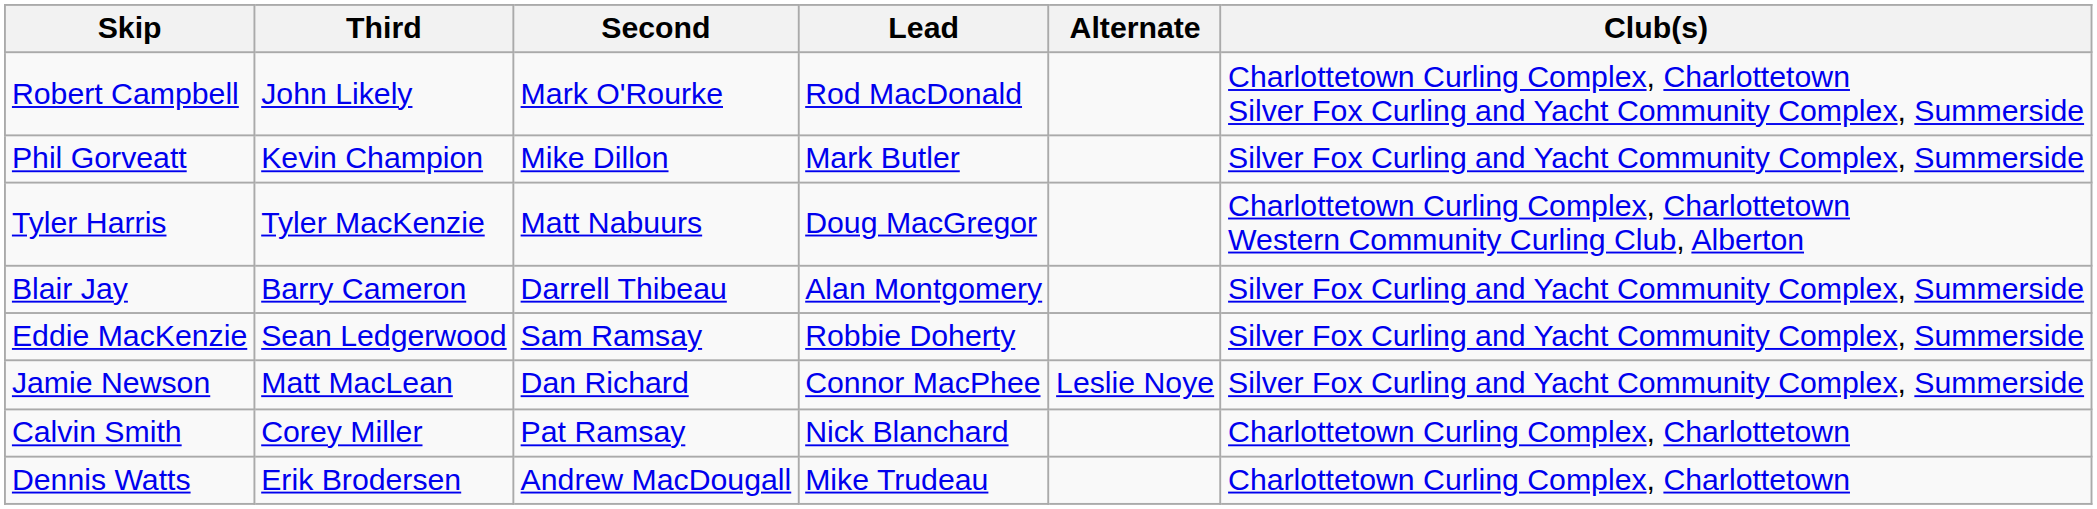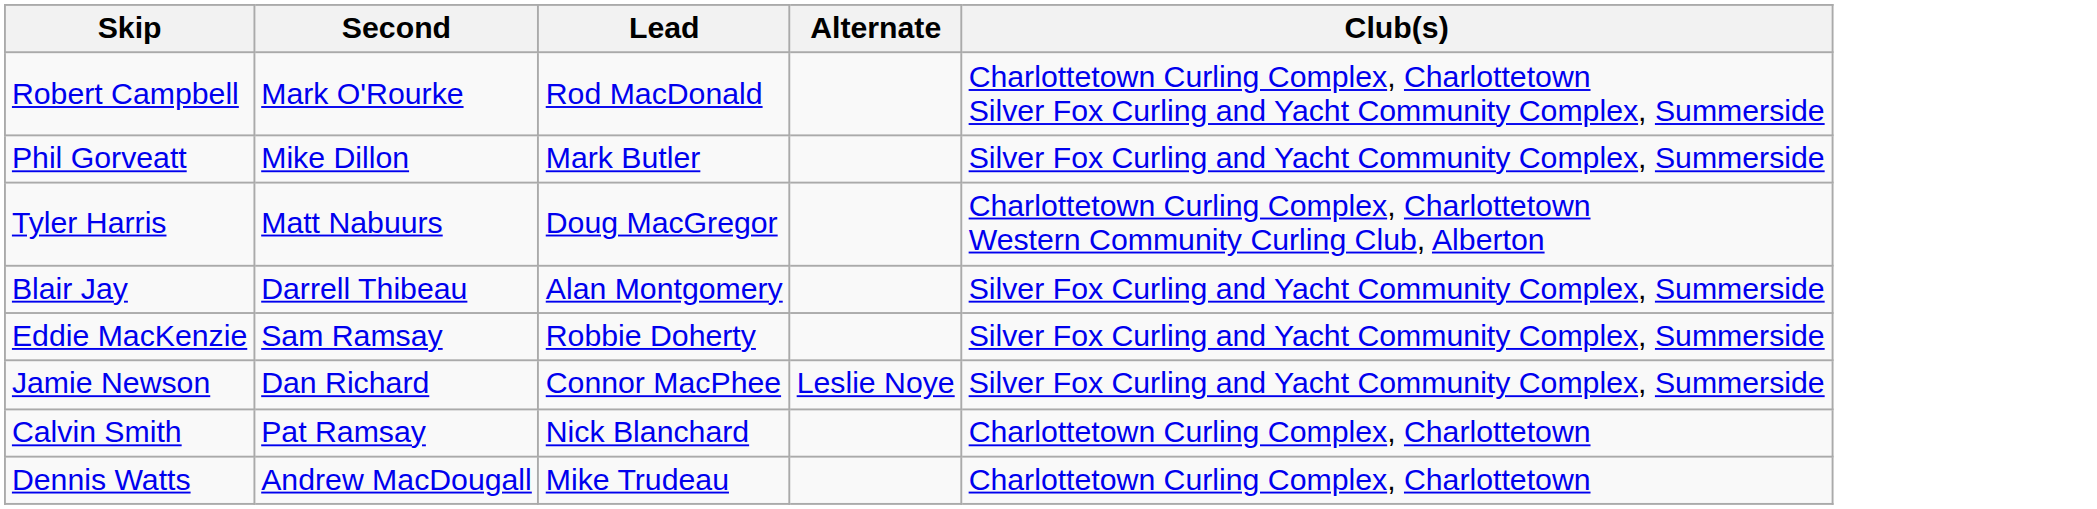- column: (384, 28)
